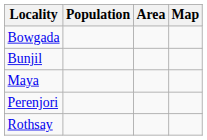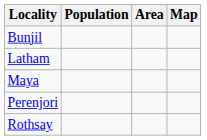- row: (34, 37)
+ row: (29, 59)
